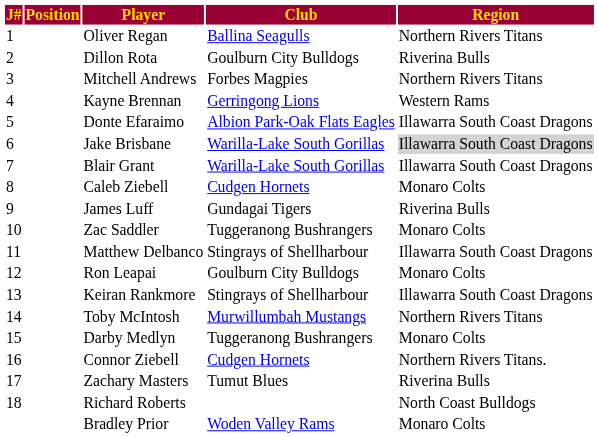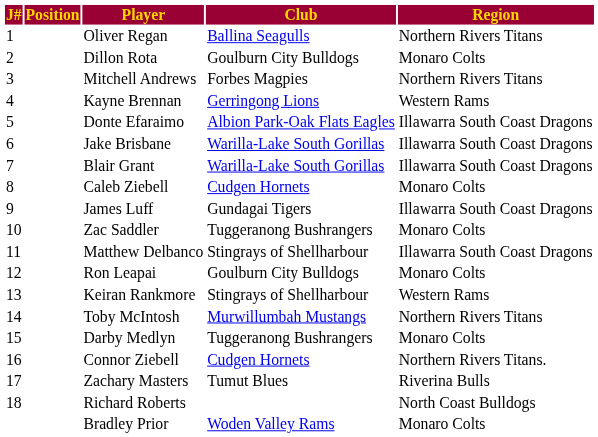(444, 57) Riverina Bulls -> (442, 57) Monaro Colts
(496, 144) lightgrey background -> (496, 144) no background
(444, 208) Riverina Bulls -> (496, 208) Illawarra South Coast Dragons
(496, 295) Illawarra South Coast Dragons -> (444, 295) Western Rams
